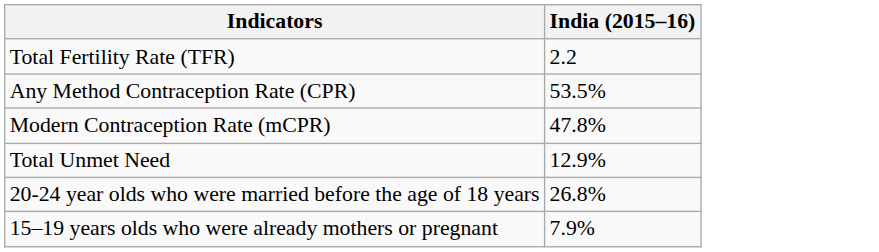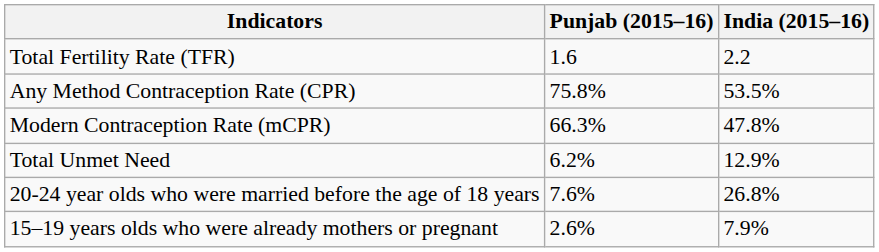+ column: (632, 21)
